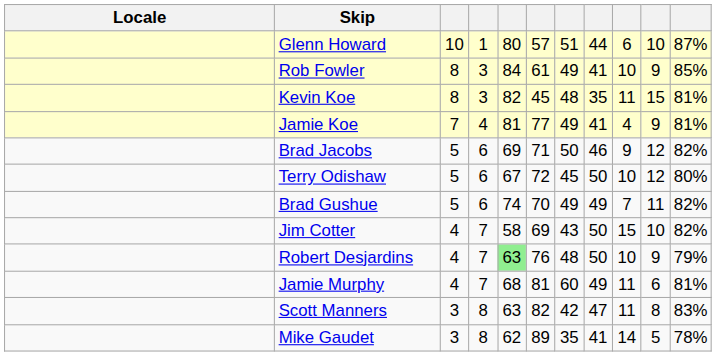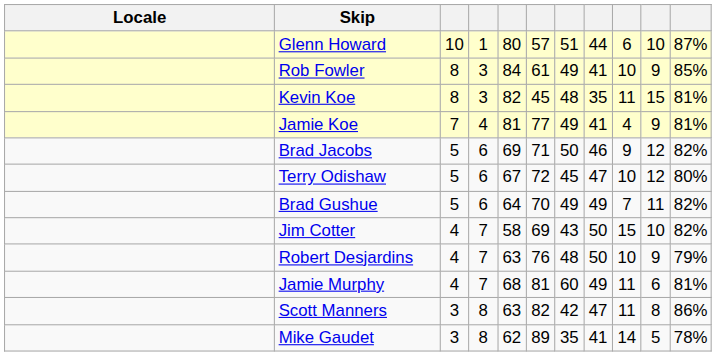(598, 177) 50 -> (598, 177) 47
(512, 204) 74 -> (512, 204) 64
(512, 257) lightgreen background -> (512, 257) no background
(691, 310) 83% -> (691, 310) 86%
